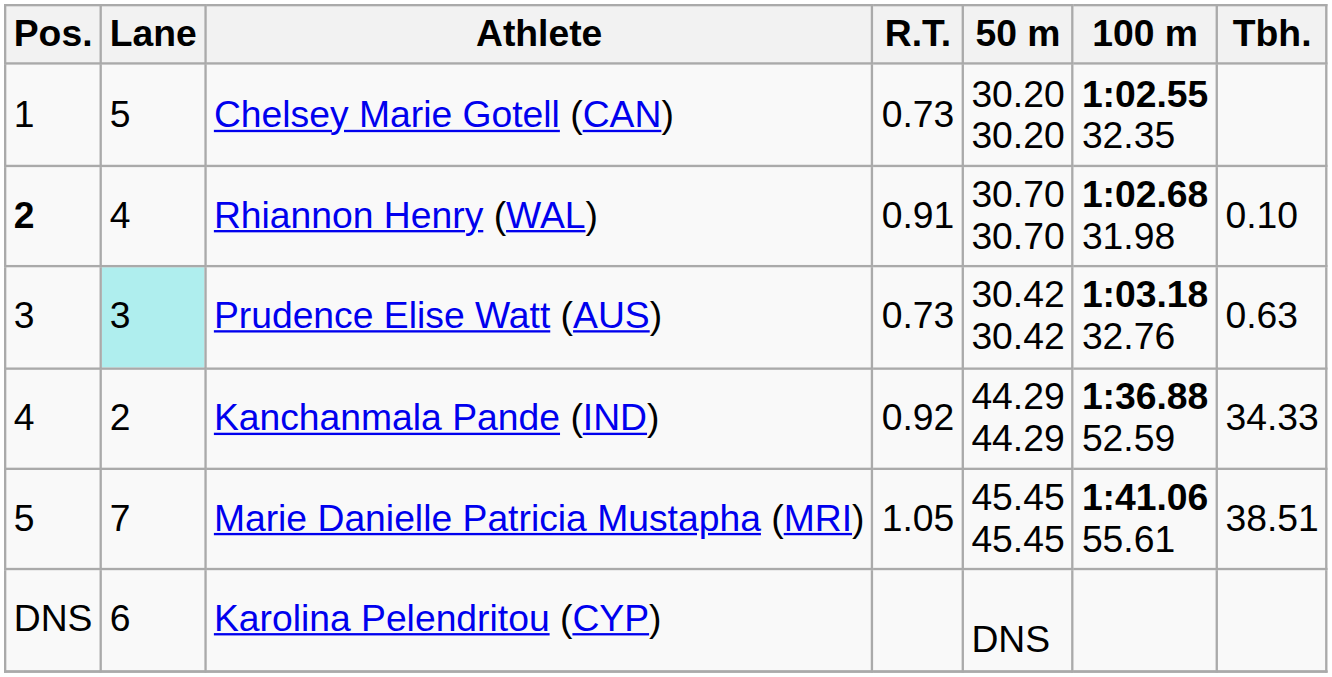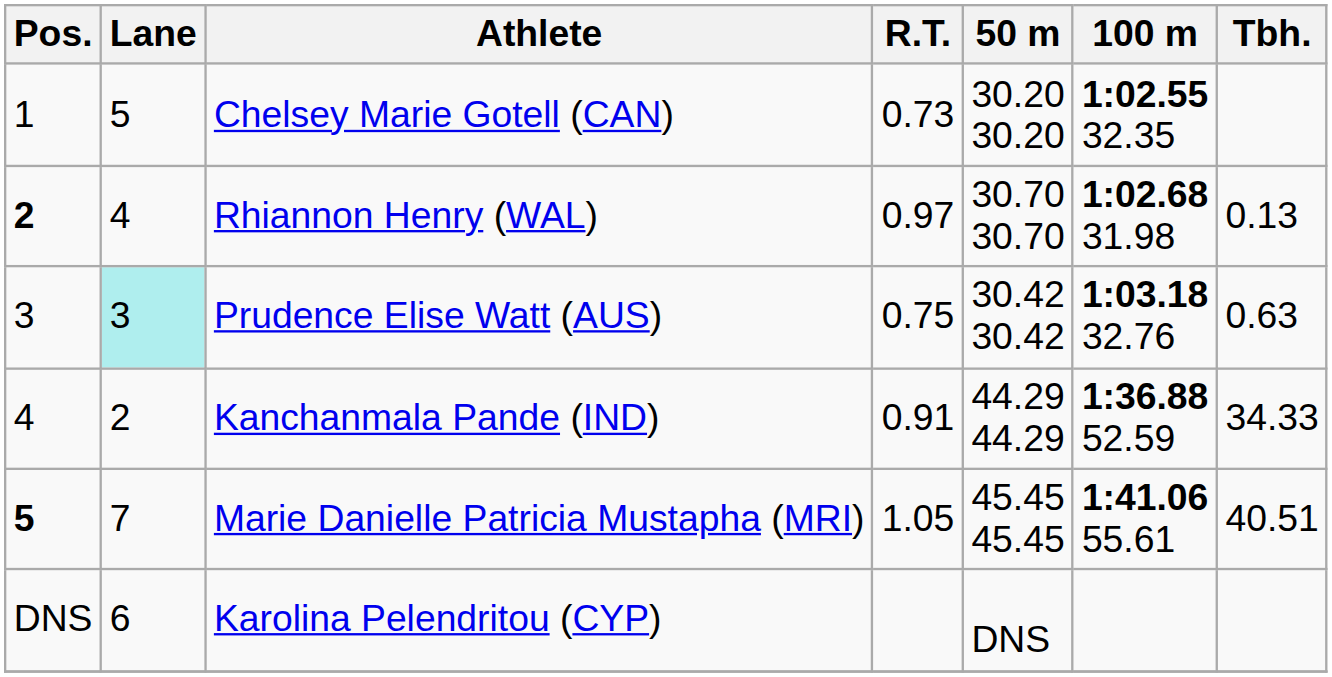(918, 215) 0.91 -> (918, 215) 0.97
(1262, 215) 0.10 -> (1262, 215) 0.13
(918, 316) 0.73 -> (918, 316) 0.75
(918, 417) 0.92 -> (918, 417) 0.91
(24, 518) normal -> (24, 518) bold
(1272, 518) 38.51 -> (1272, 518) 40.51
